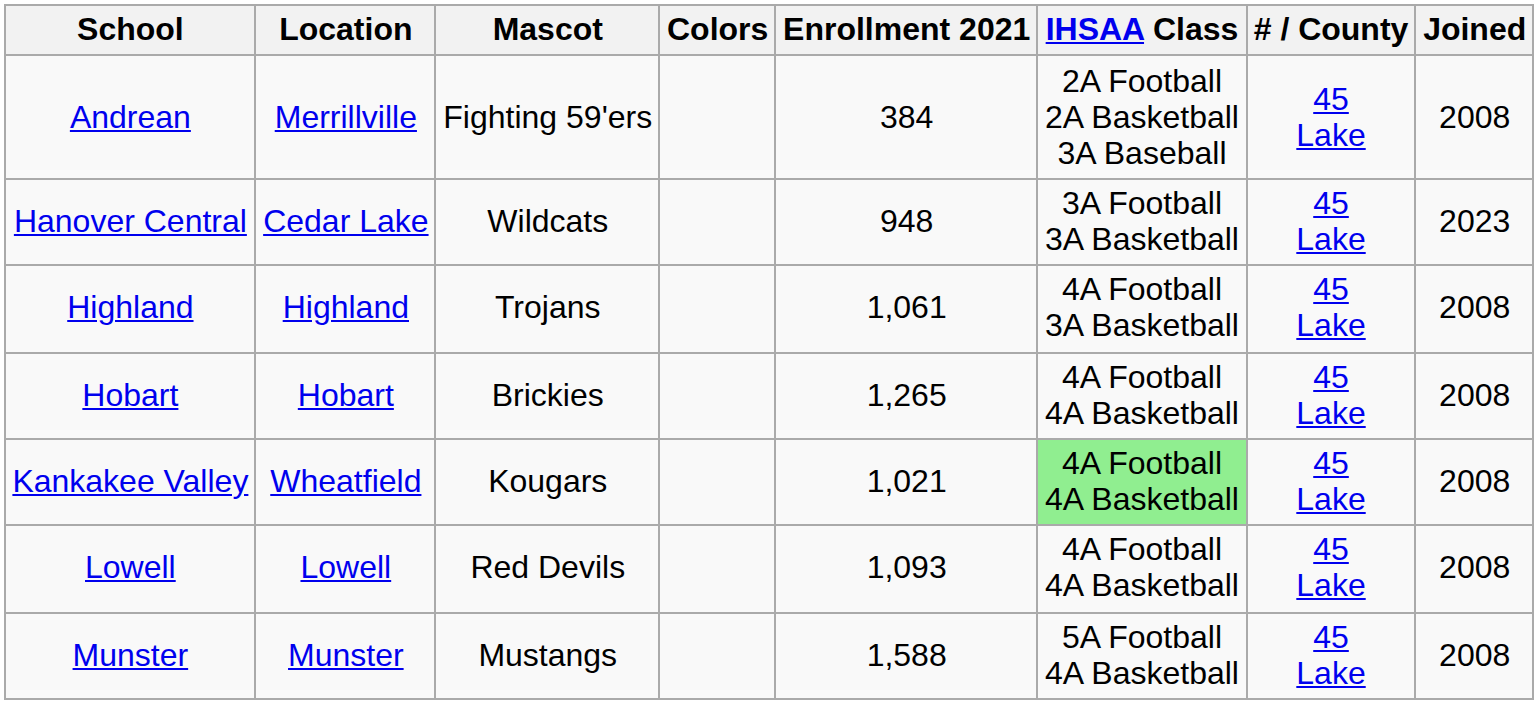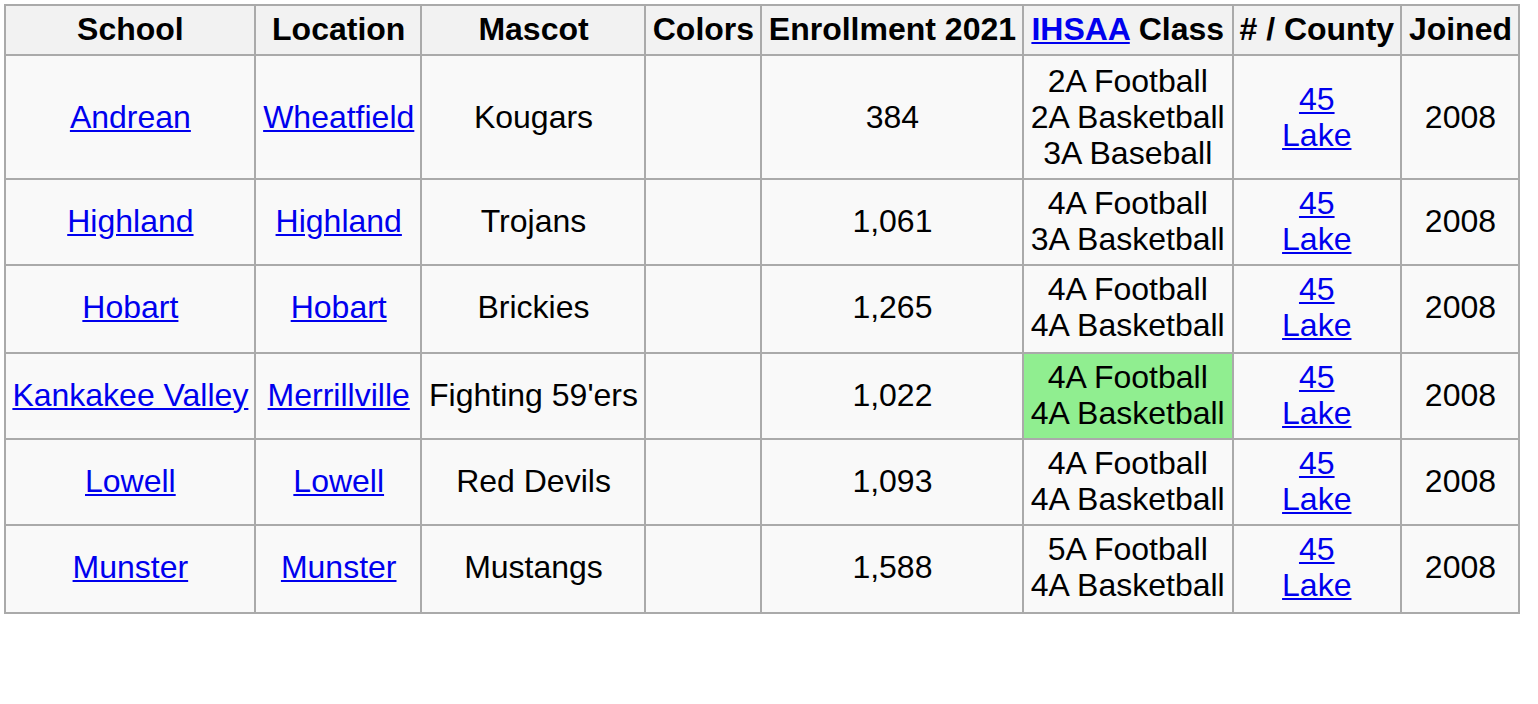(346, 116) Merrillville -> (339, 116) Wheatfield
(548, 116) Fighting 59'ers -> (534, 116) Kougars
- row: (130, 221)
(346, 481) Wheatfield -> (339, 394) Merrillville
(548, 481) Kougars -> (534, 394) Fighting 59'ers
(907, 481) 1,021 -> (892, 394) 1,022
